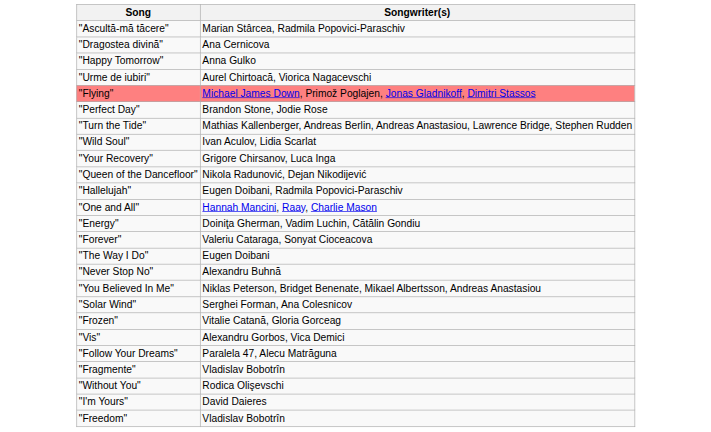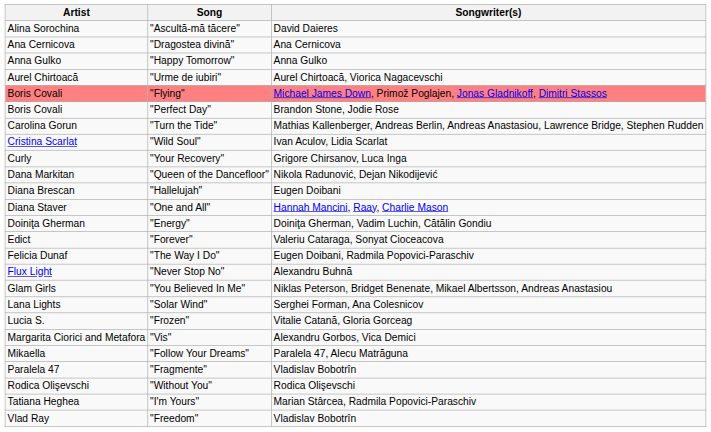+ column: (76, 12)
(304, 28) Marian Stârcea, Radmila Popovici-Paraschiv -> (306, 28) David Daieres
(303, 191) Eugen Doibani, Radmila Popovici-Paraschiv -> (307, 191) Eugen Doibani
(236, 256) Eugen Doibani -> (374, 256) Eugen Doibani, Radmila Popovici-Paraschiv
(235, 402) David Daieres -> (375, 402) Marian Stârcea, Radmila Popovici-Paraschiv
